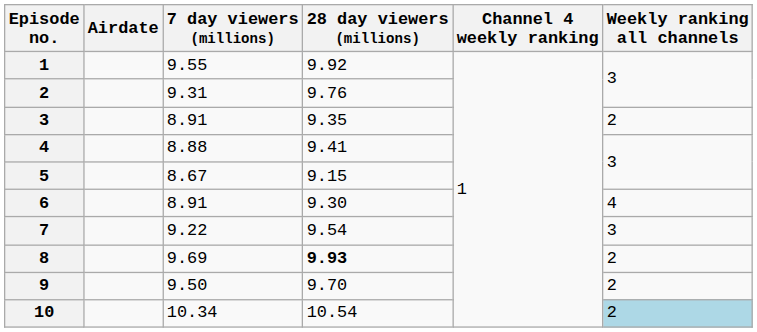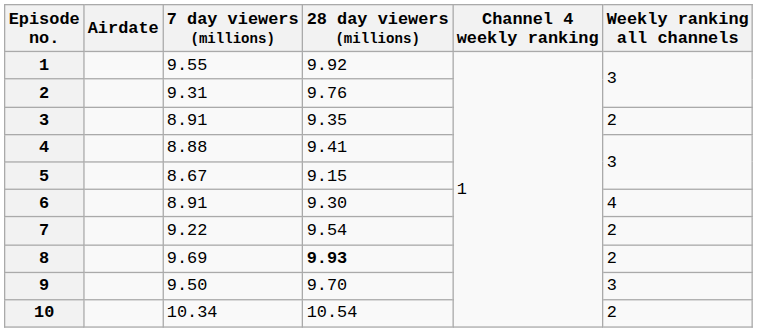(612, 231) 3 -> (612, 231) 2
(612, 286) 2 -> (612, 286) 3
(612, 313) lightblue background -> (612, 313) no background
